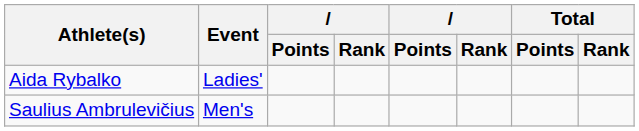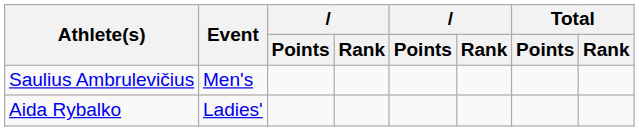rows swapped: (102, 110) <-> (65, 79)
